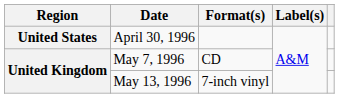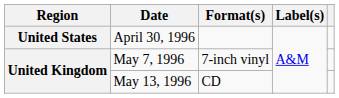(211, 59) CD -> (235, 59) 7-inch vinyl
(235, 81) 7-inch vinyl -> (211, 81) CD
